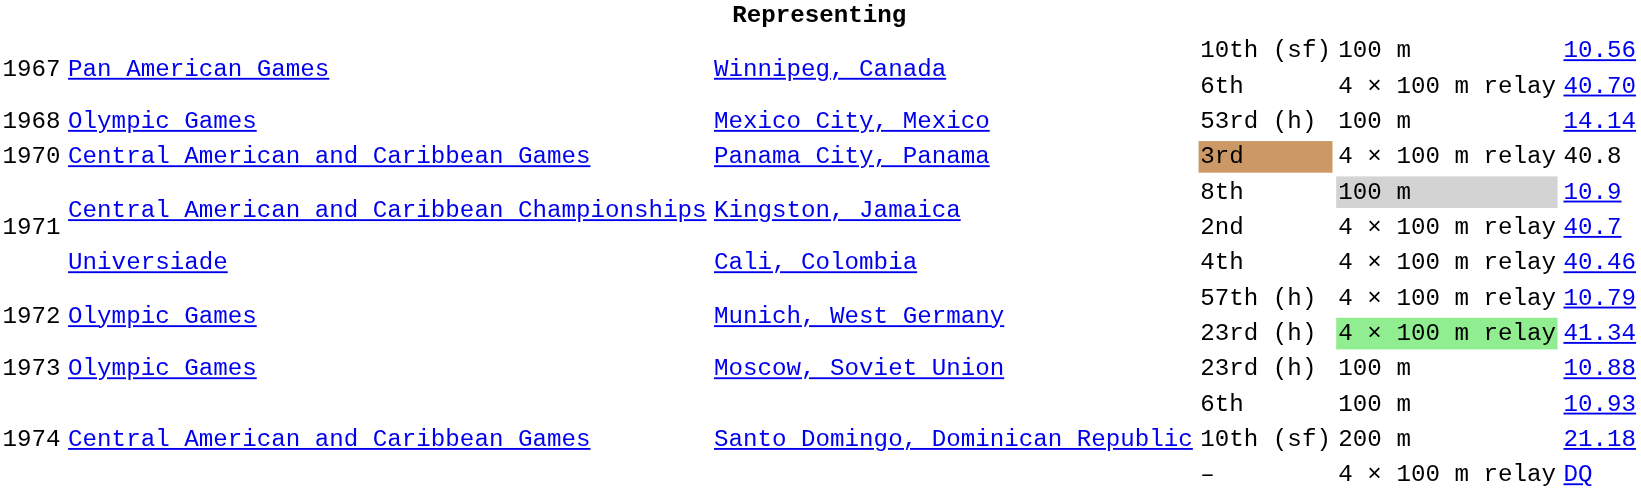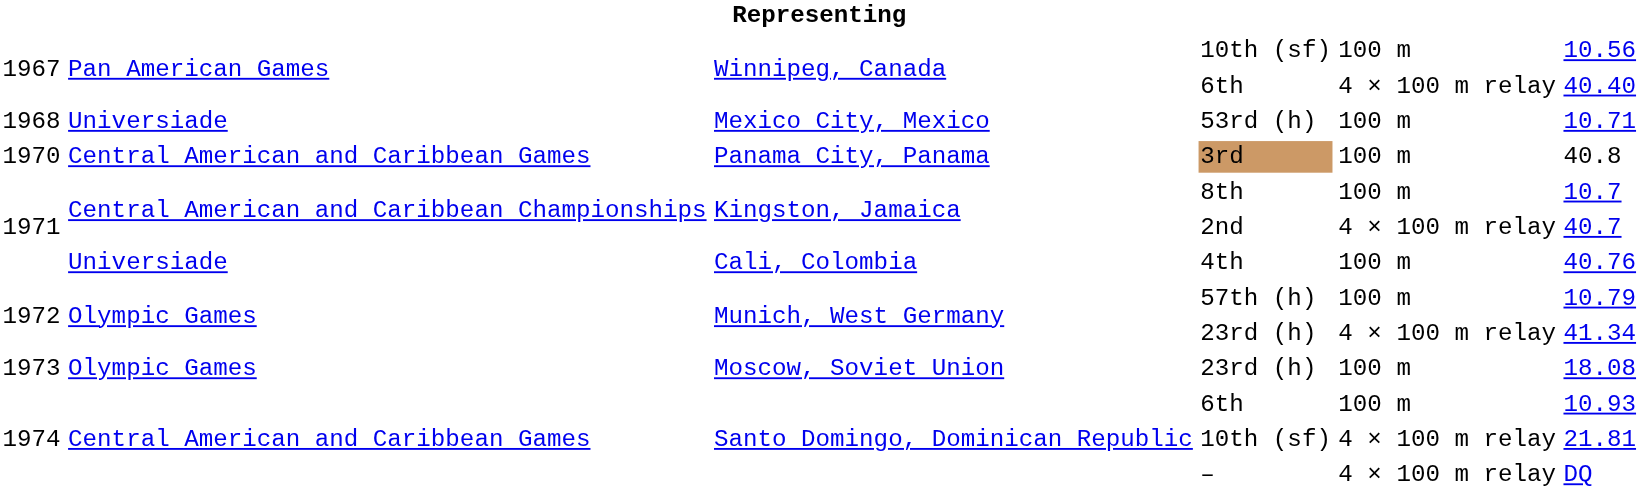(1600, 86) 40.70 -> (1600, 86) 40.40
(162, 122) Olympic Games -> (148, 122) Universiade
(1600, 122) 14.14 -> (1600, 122) 10.71
(1447, 157) 4 × 100 m relay -> (1375, 157) 100 m
(1375, 192) lightgrey background -> (1375, 192) no background
(1593, 192) 10.9 -> (1593, 192) 10.7
(1447, 263) 4 × 100 m relay -> (1375, 263) 100 m
(1600, 263) 40.46 -> (1600, 263) 40.76
(1447, 298) 4 × 100 m relay -> (1375, 298) 100 m
(1447, 334) lightgreen background -> (1447, 334) no background
(1600, 369) 10.88 -> (1600, 369) 18.08
(1375, 440) 200 m -> (1447, 440) 4 × 100 m relay
(1600, 440) 21.18 -> (1600, 440) 21.81
